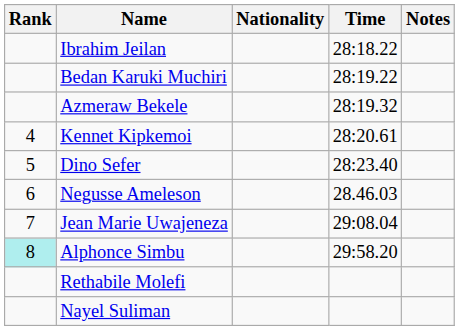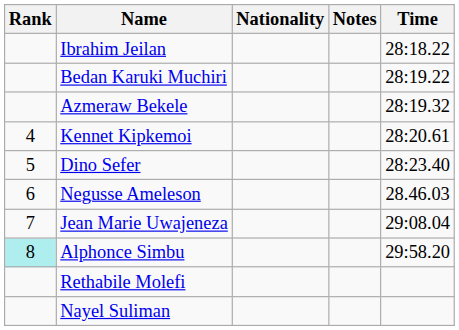columns swapped: (365, 19) <-> (428, 19)
